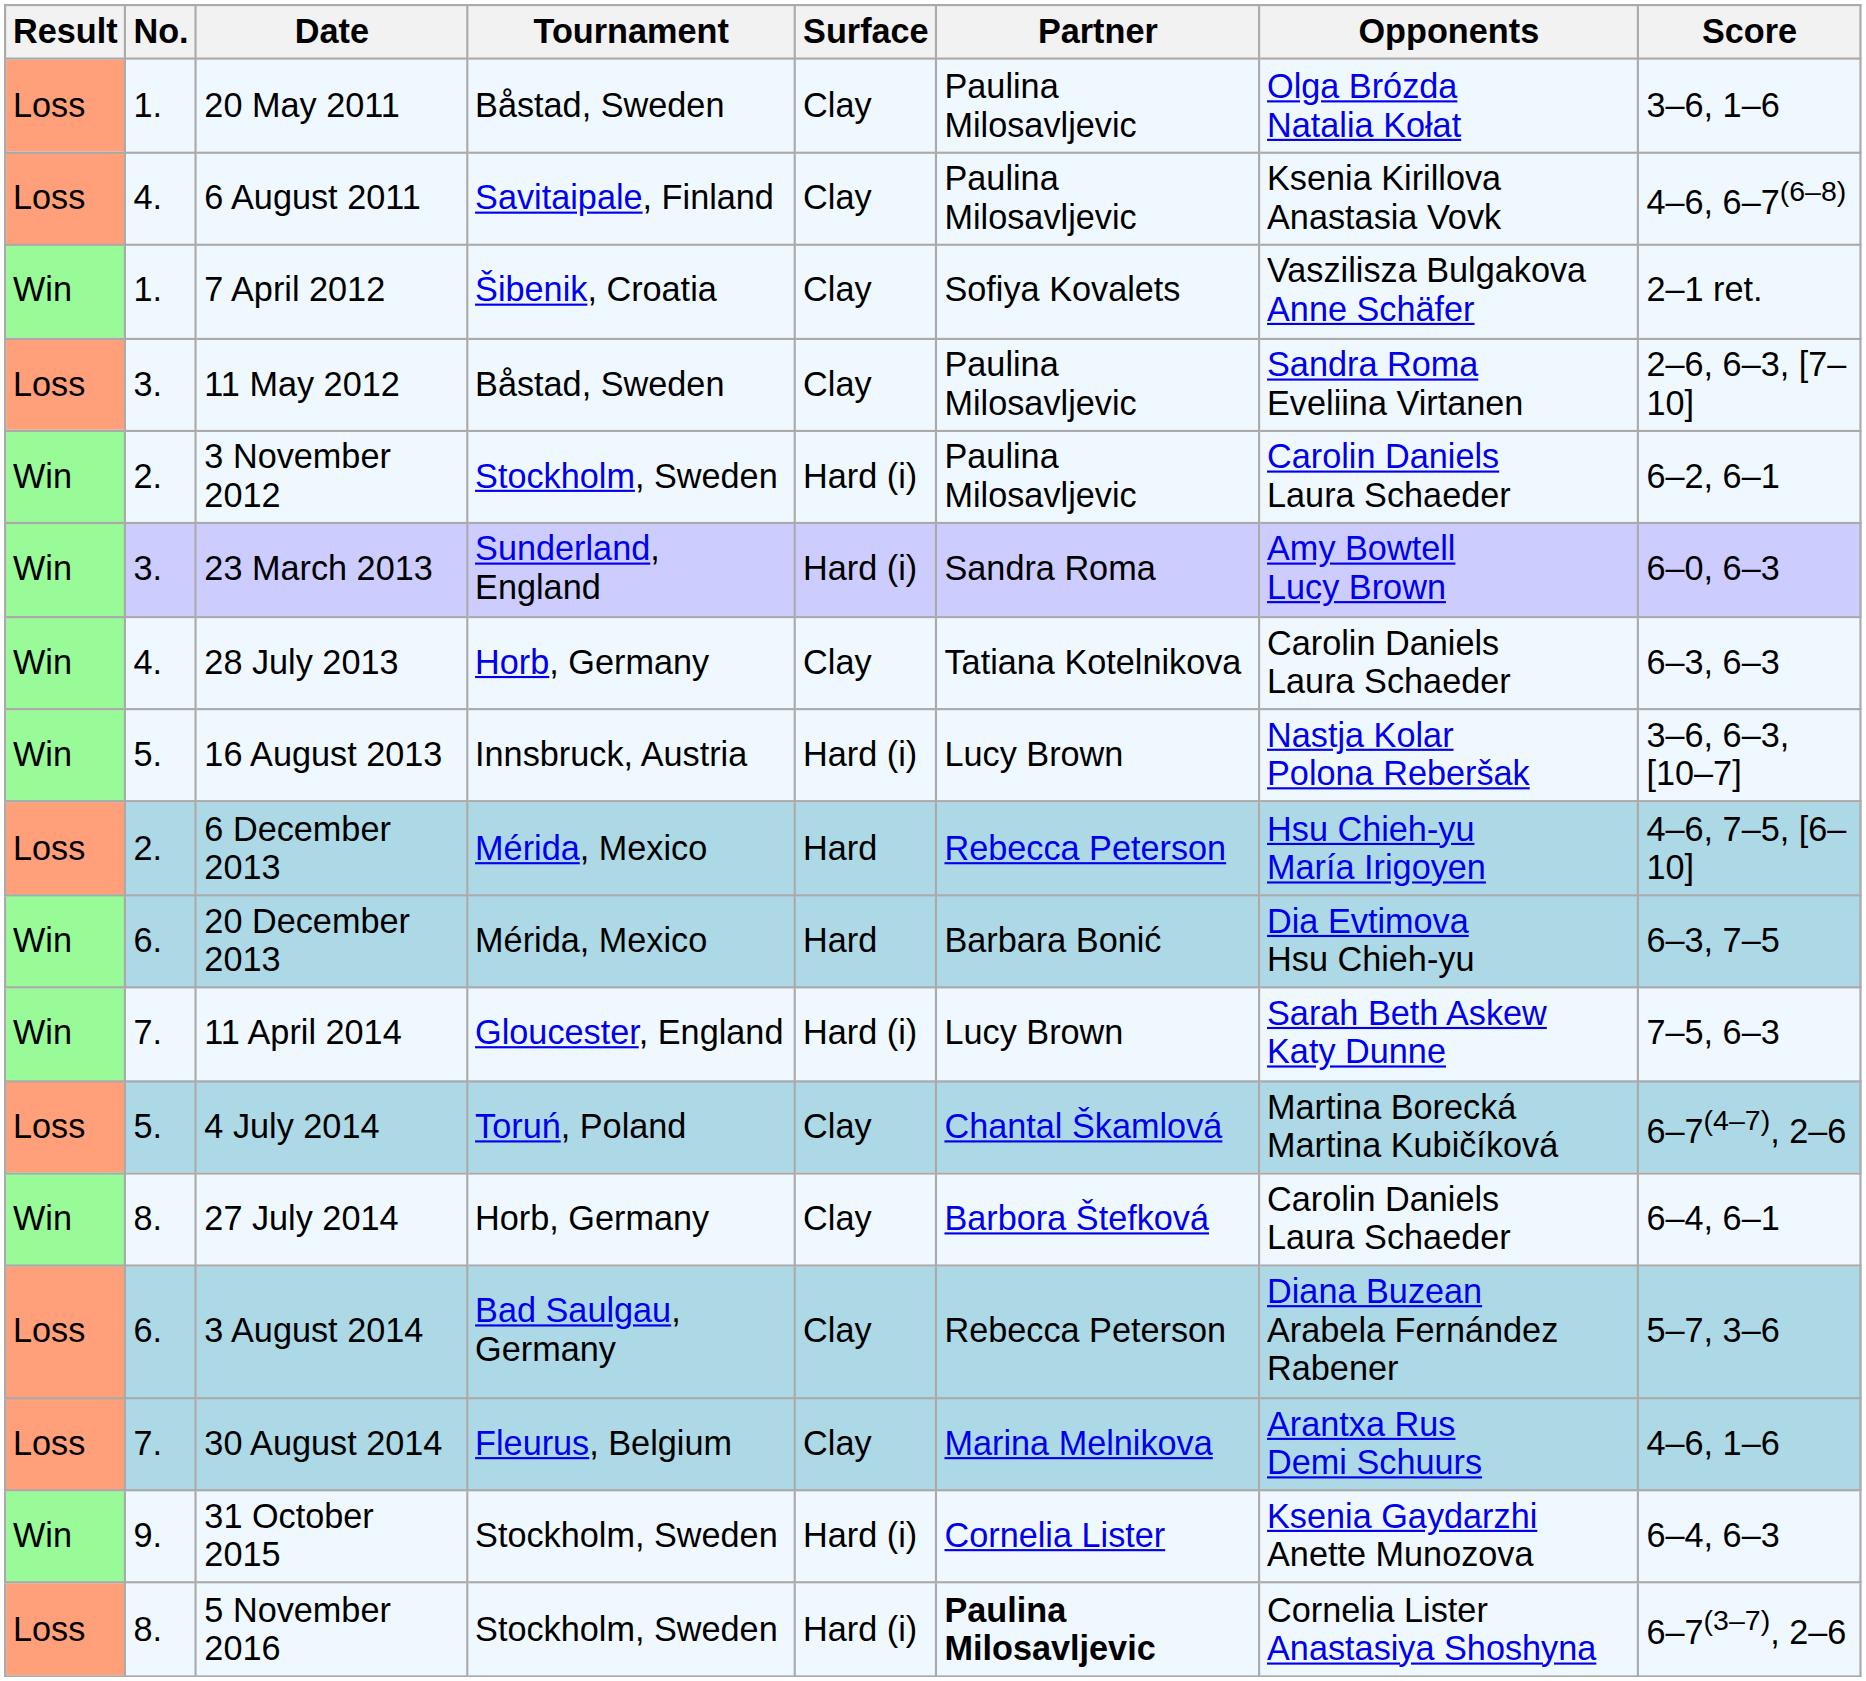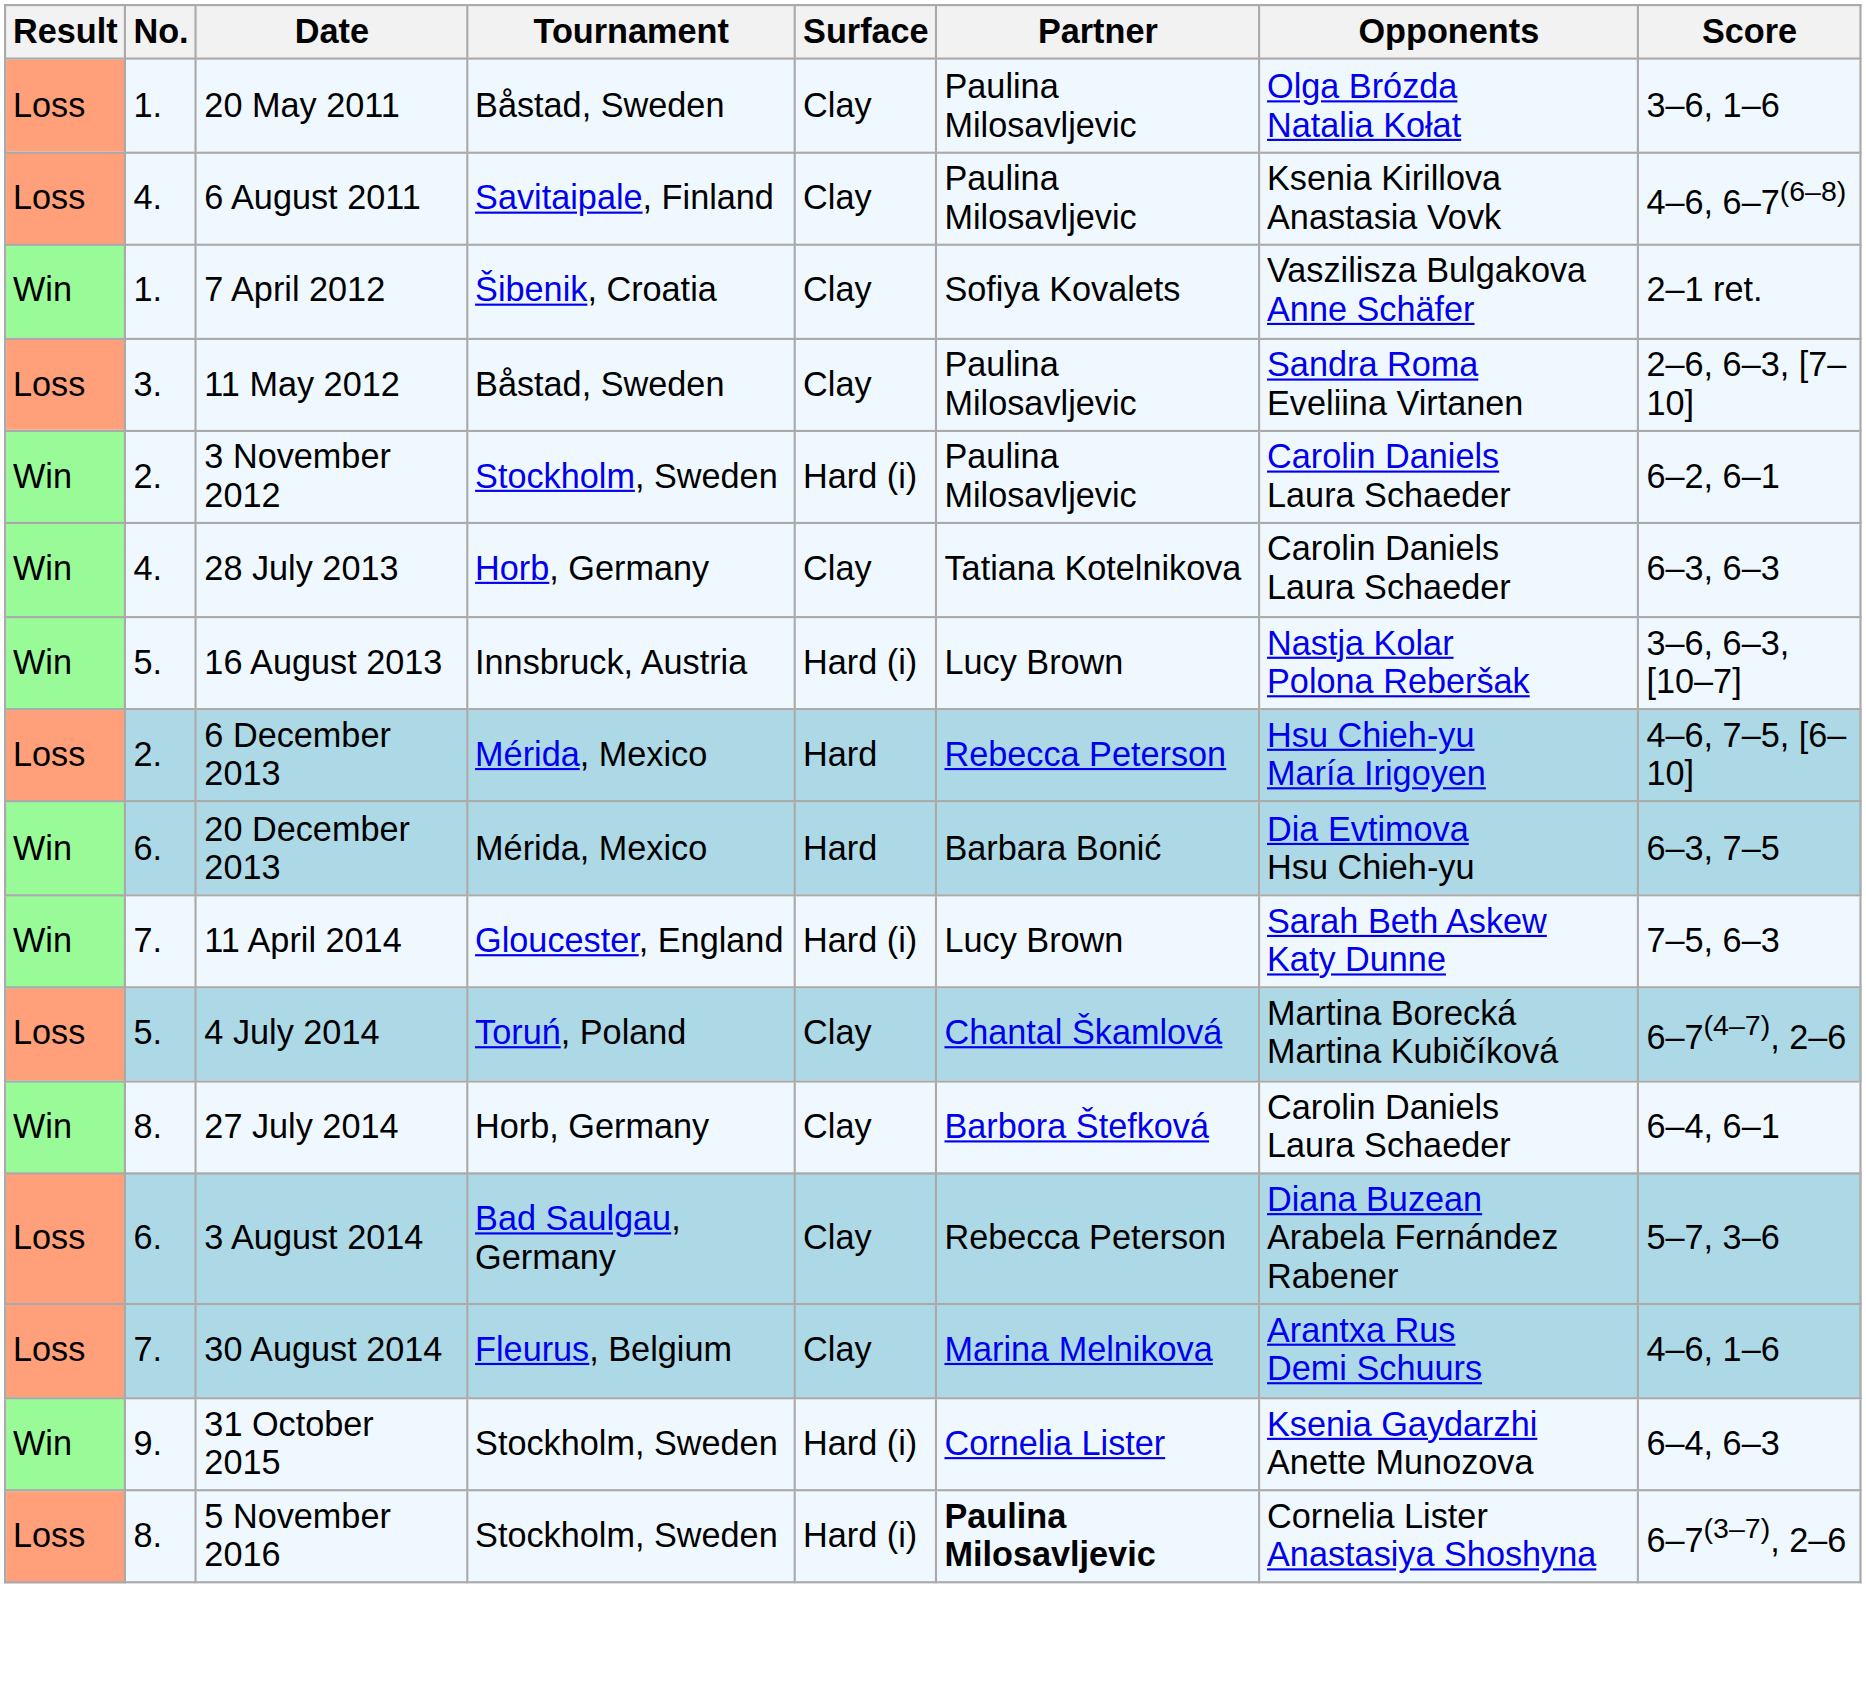- row: (319, 569)
